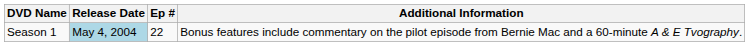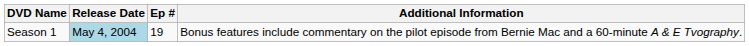(157, 32) 22 -> (157, 32) 19
